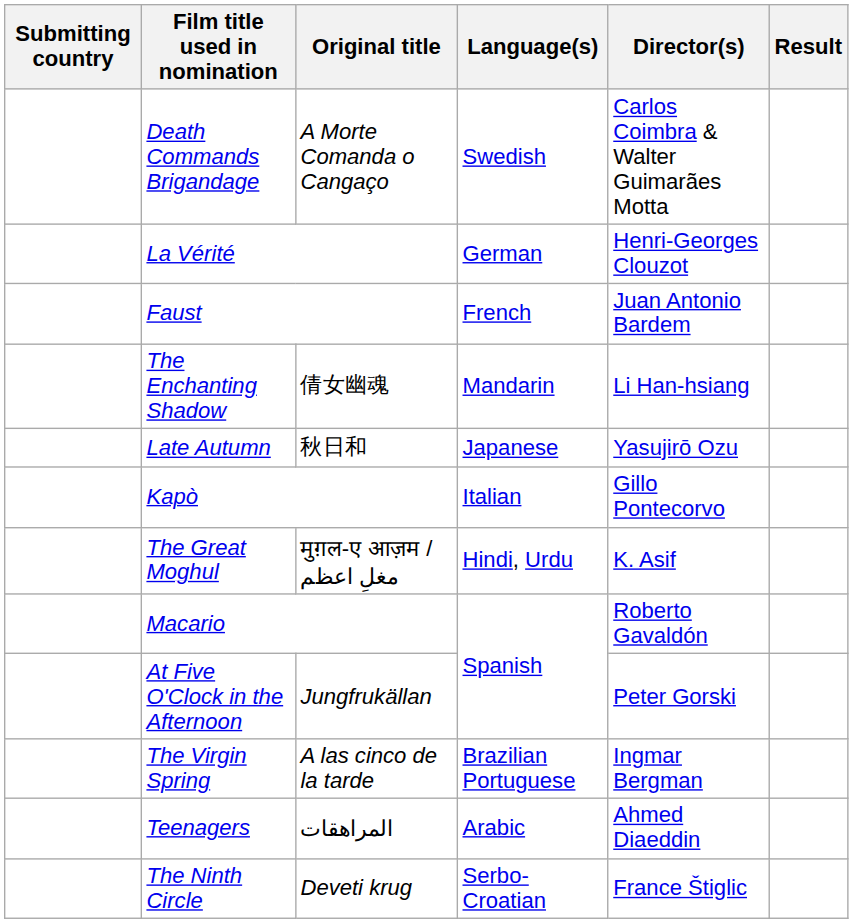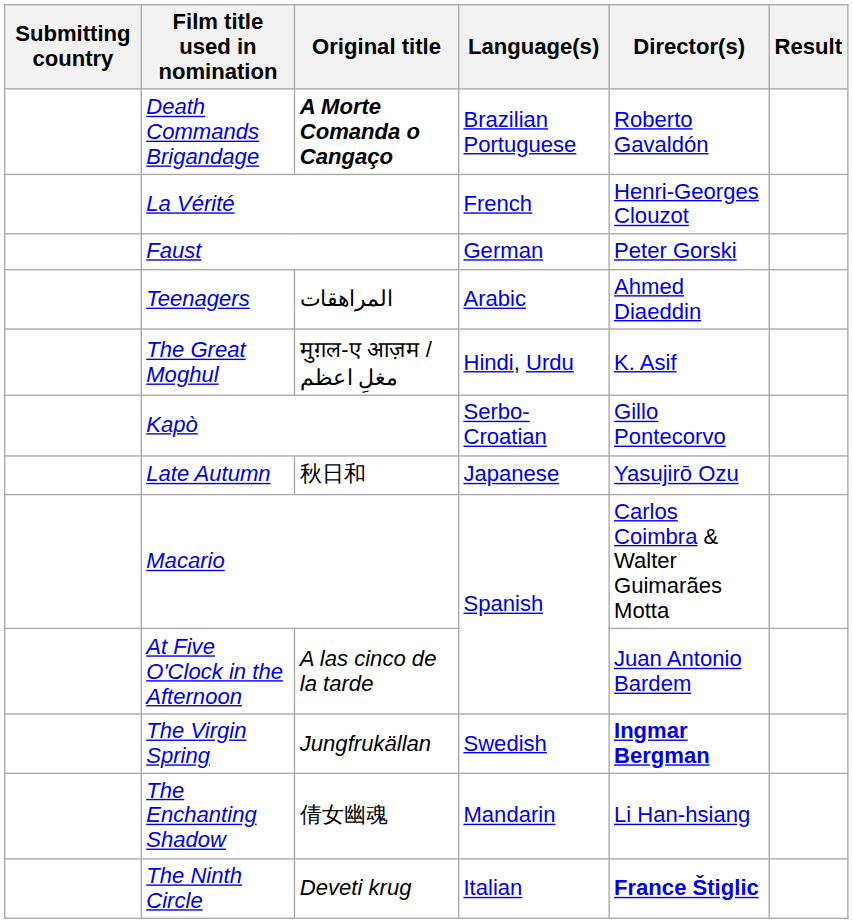(358, 156) normal -> (360, 131) bold
(504, 156) Swedish -> (520, 131) Brazilian Portuguese
(667, 156) Carlos Coimbra & Walter Guimarães Motta -> (661, 131) Roberto Gavaldón
(502, 253) German -> (498, 203) French
(497, 313) French -> (503, 251) German
(677, 313) Juan Antonio Bardem -> (675, 251) Peter Gorski
rows swapped: (202, 385) <-> (198, 828)
rows swapped: (196, 560) <-> (209, 447)
(492, 497) Italian -> (505, 425) Serbo-Croatian
(661, 623) Roberto Gavaldón -> (668, 561) Carlos Coimbra & Walter Guimarães Motta
(366, 695) Jungfrukällan -> (368, 671) A las cinco de la tarde
(675, 695) Peter Gorski -> (678, 671) Juan Antonio Bardem
(369, 768) A las cinco de la tarde -> (365, 743) Jungfrukällan
(519, 768) Brazilian Portuguese -> (505, 743) Swedish
(658, 768) normal -> (662, 743) bold
(504, 887) Serbo-Croatian -> (493, 887) Italian
(680, 887) normal -> (686, 887) bold
